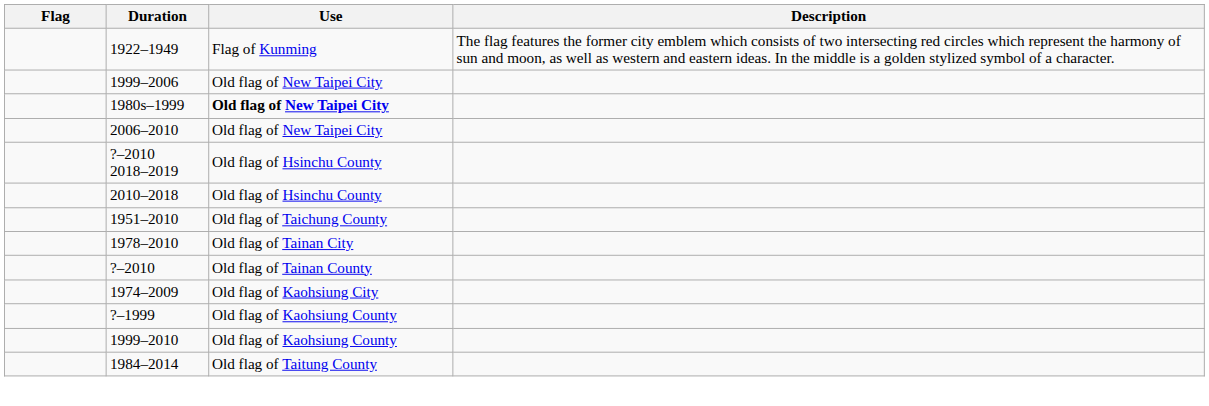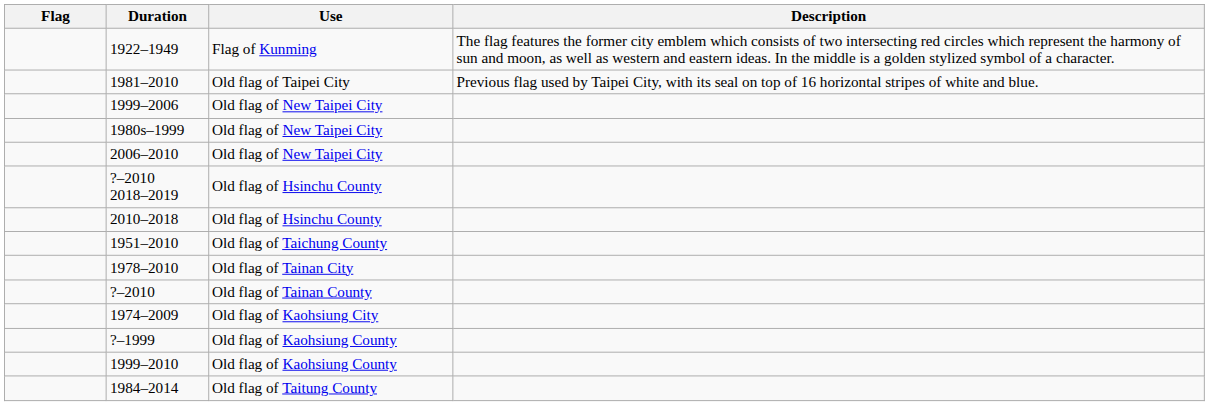+ row: (144, 81)
(300, 105) bold -> (297, 130) normal
